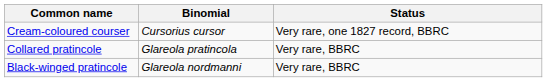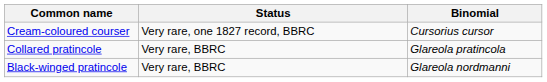columns swapped: (206, 13) <-> (408, 13)
